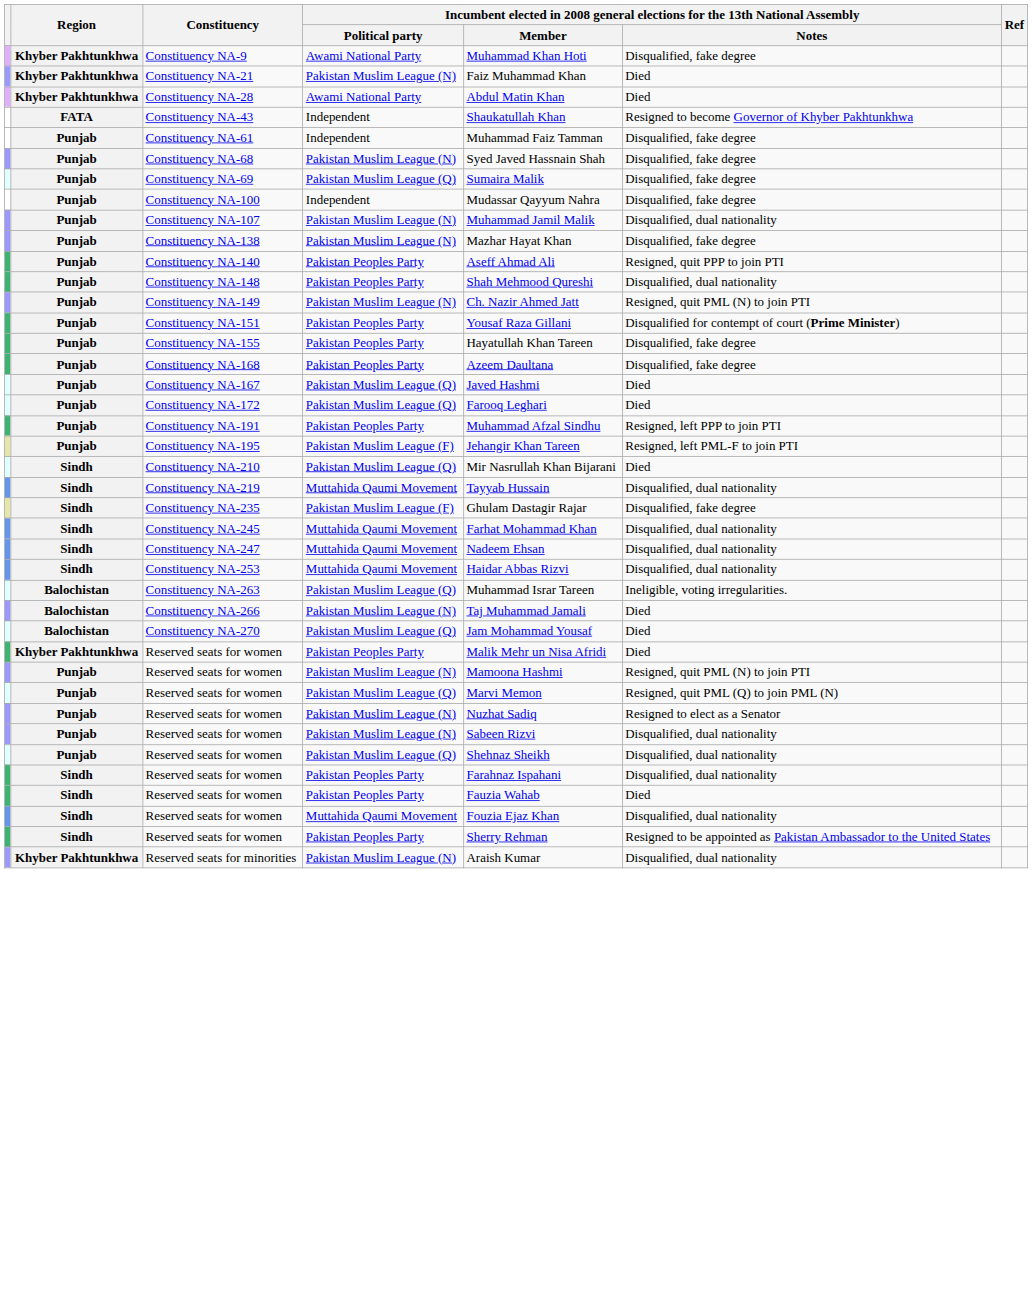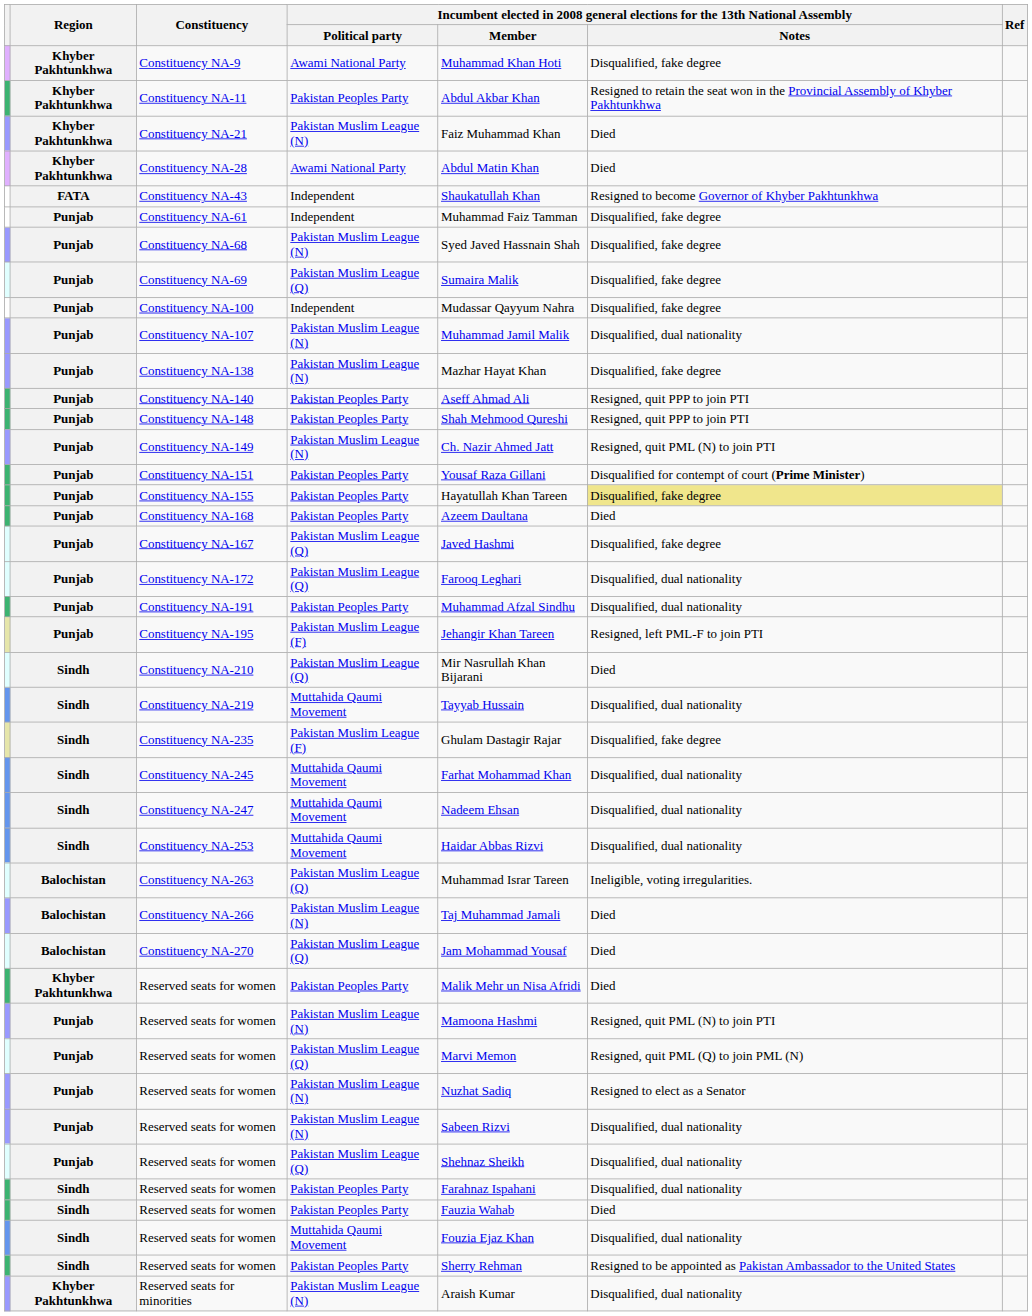+ row: (193, 98)
(701, 281) Disqualified, dual nationality -> (670, 419) Resigned, quit PPP to join PTI
(691, 343) no background -> (656, 495) khaki background
(691, 364) Disqualified, fake degree -> (603, 515) Died
(638, 384) Died -> (656, 543) Disqualified, fake degree
(638, 405) Died -> (666, 578) Disqualified, dual nationality
(703, 425) Resigned, left PPP to join PTI -> (666, 606) Disqualified, dual nationality
